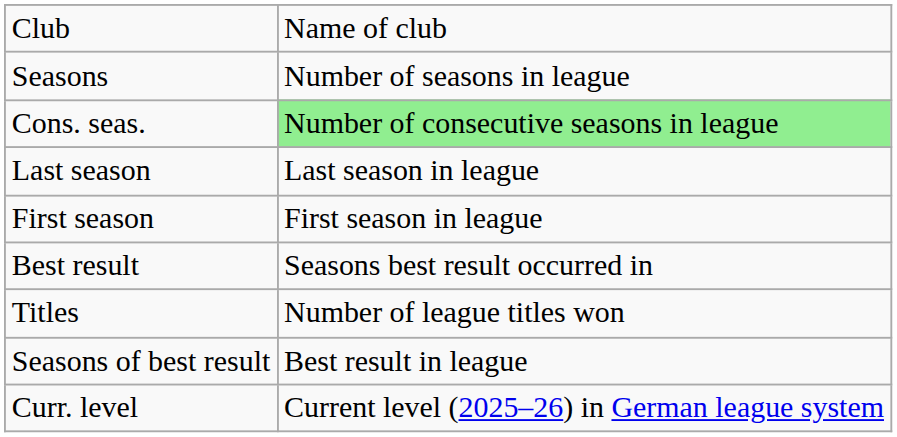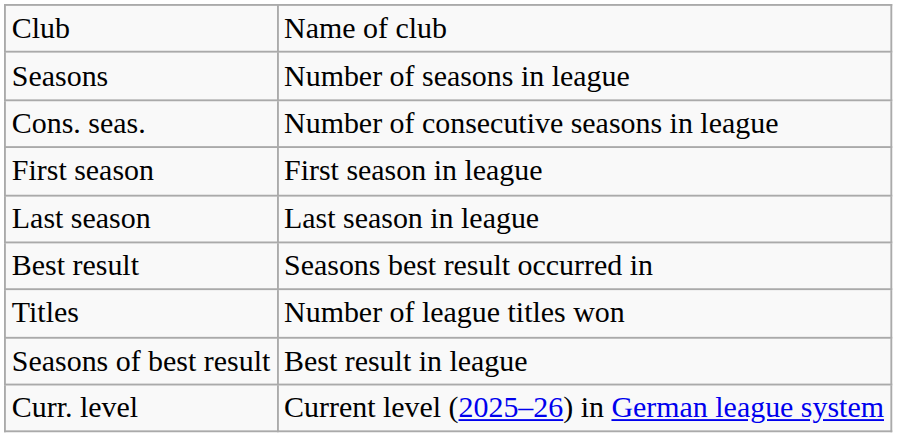(531, 123) lightgreen background -> (531, 123) no background
rows swapped: (83, 218) <-> (81, 170)
